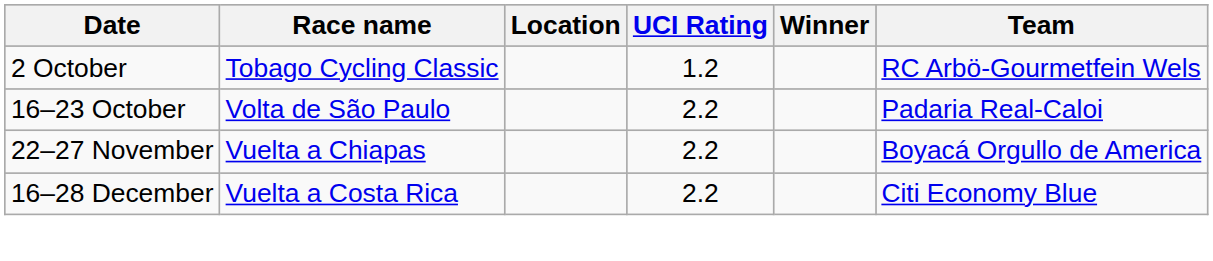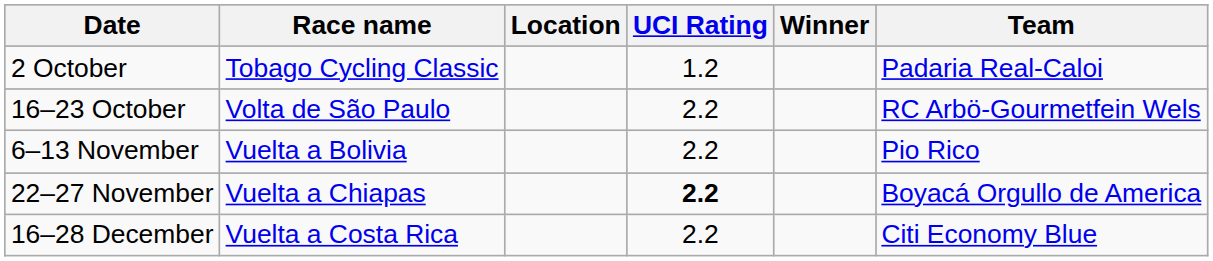(1041, 67) RC Arbö-Gourmetfein Wels -> (992, 67) Padaria Real-Caloi
(992, 109) Padaria Real-Caloi -> (1041, 109) RC Arbö-Gourmetfein Wels
+ row: (105, 151)
(700, 151) normal -> (700, 192) bold
